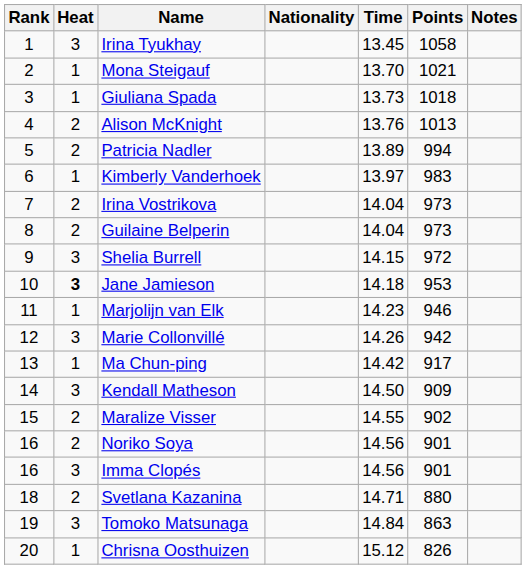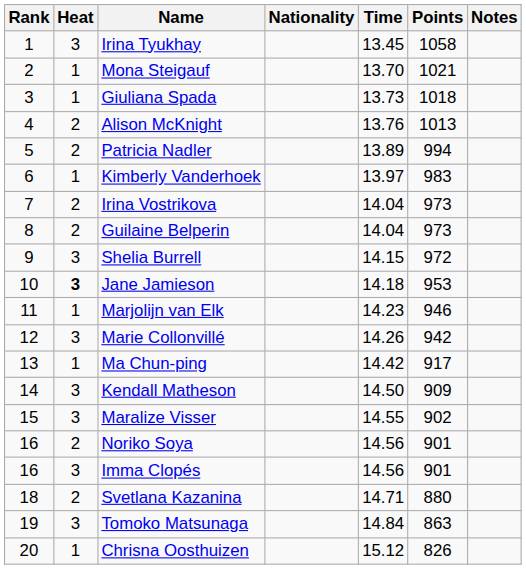(75, 417) 2 -> (75, 417) 3
